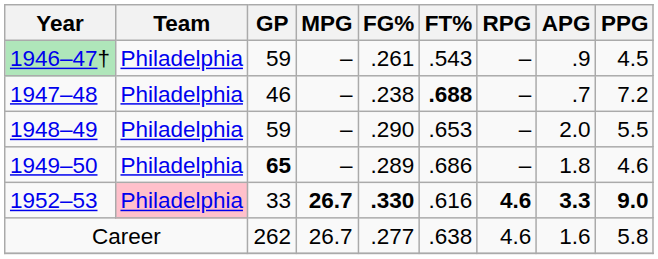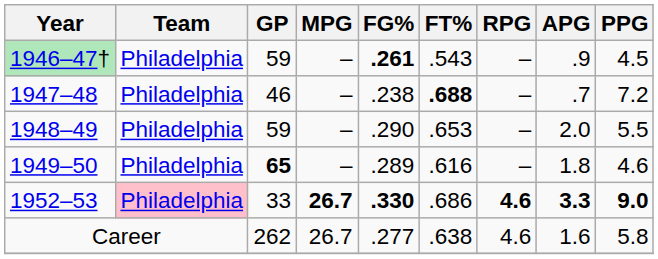(392, 58) normal -> (392, 58) bold
(450, 165) .686 -> (450, 165) .616
(450, 201) .616 -> (450, 201) .686
